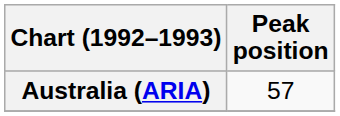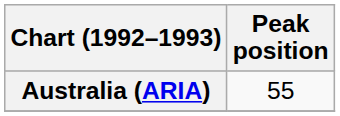(281, 90) 57 -> (281, 90) 55
